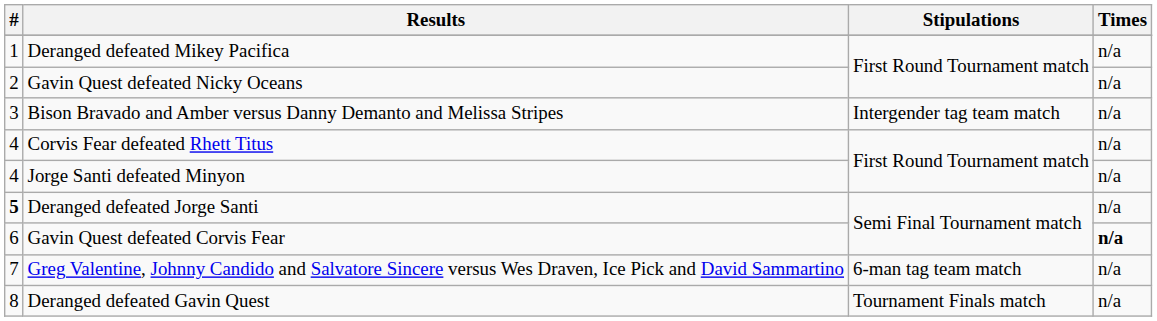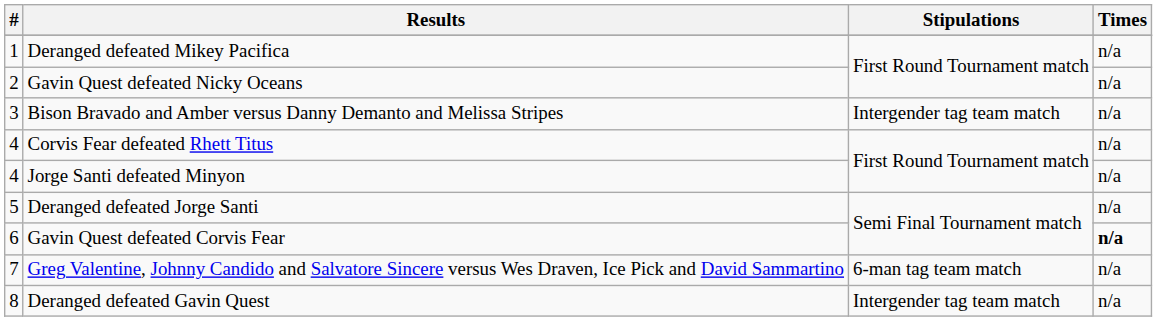(14, 206) bold -> (14, 206) normal
(949, 300) Tournament Finals match -> (956, 300) Intergender tag team match
